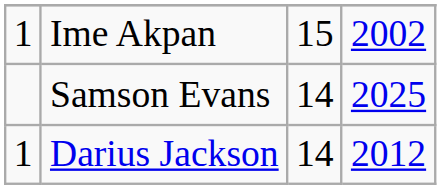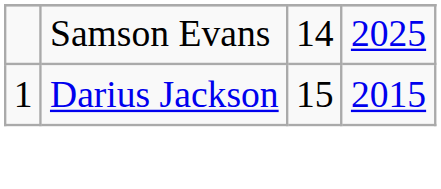- row: (133, 34)
(315, 153) 14 -> (315, 93) 15
(389, 153) 2012 -> (389, 93) 2015
